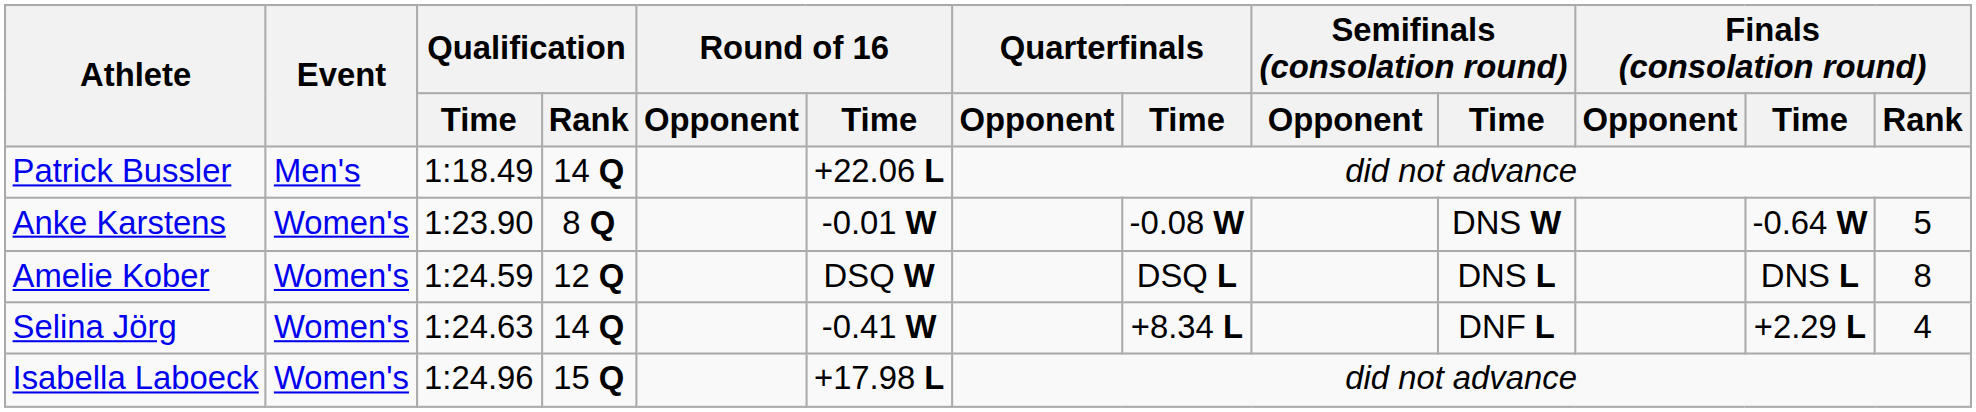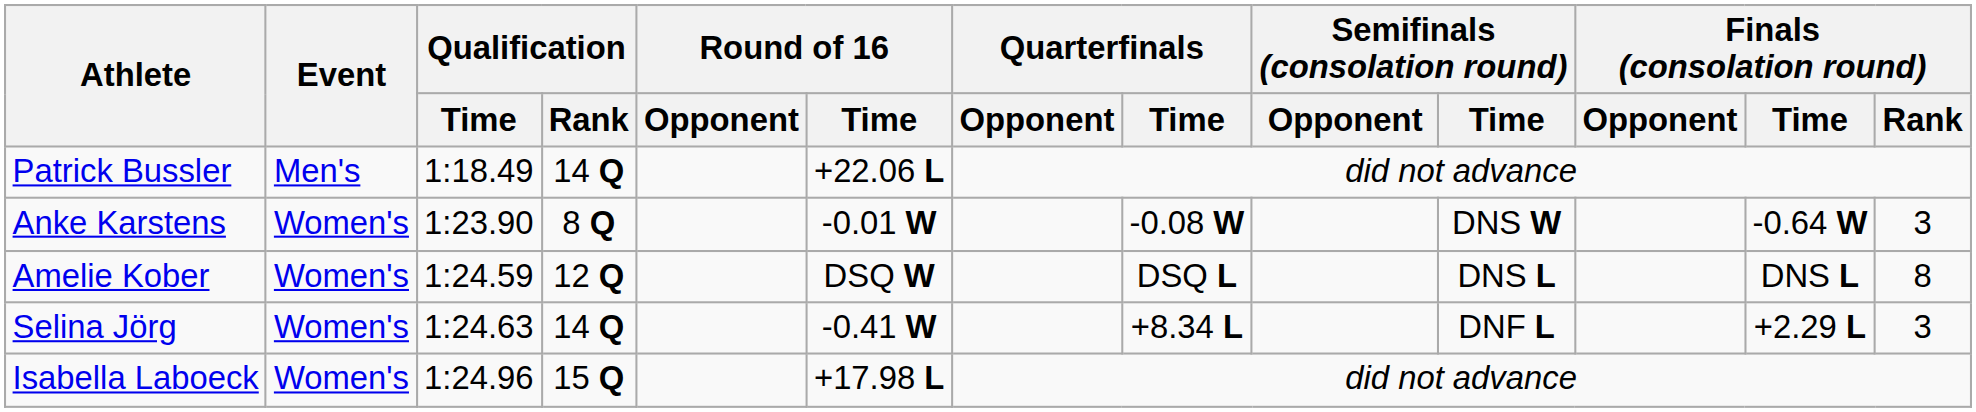(1923, 223) 5 -> (1923, 223) 3
(1923, 327) 4 -> (1923, 327) 3
